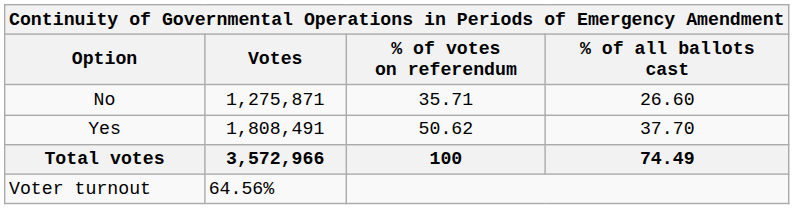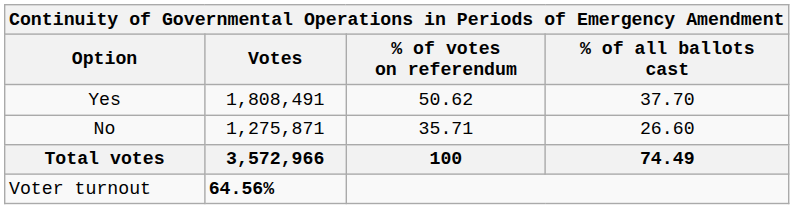rows swapped: (105, 130) <-> (105, 100)
(241, 189) normal -> (241, 189) bold
